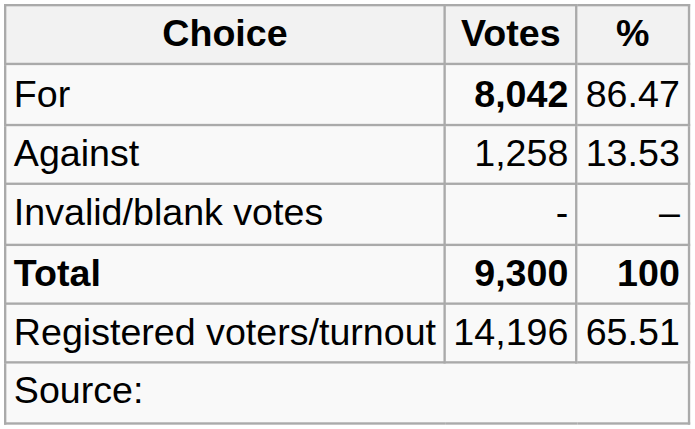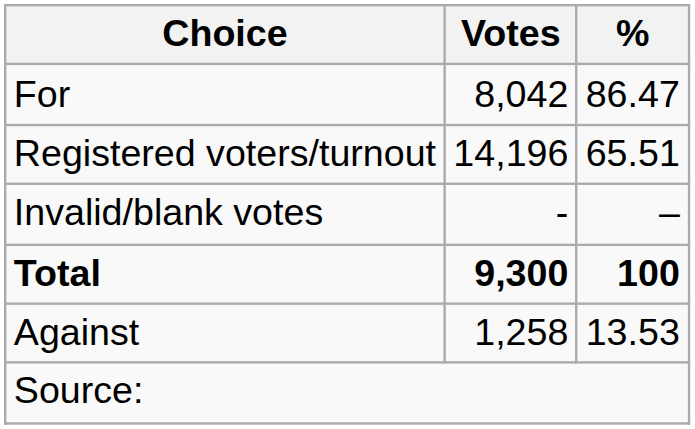(521, 93) bold -> (521, 93) normal
rows swapped: (77, 153) <-> (225, 332)
